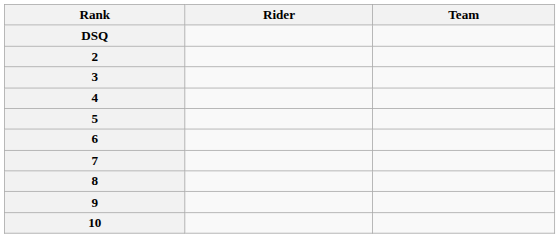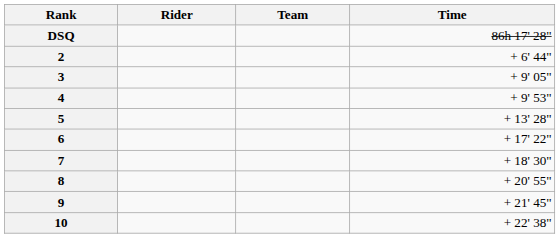+ column: (452, 14)
